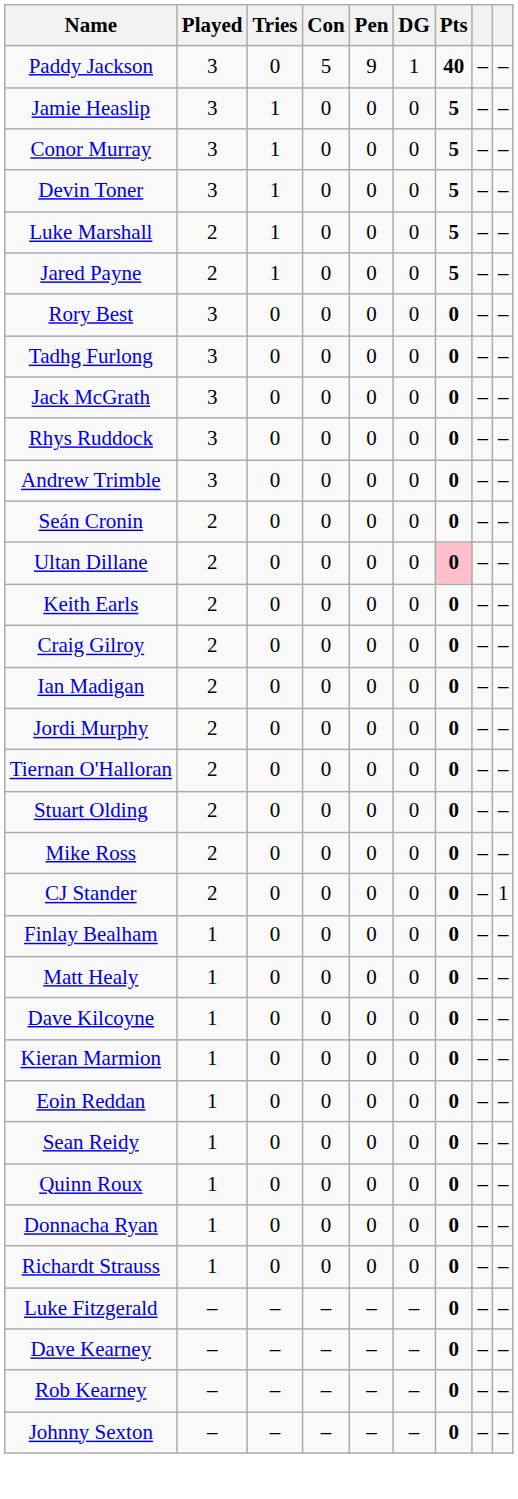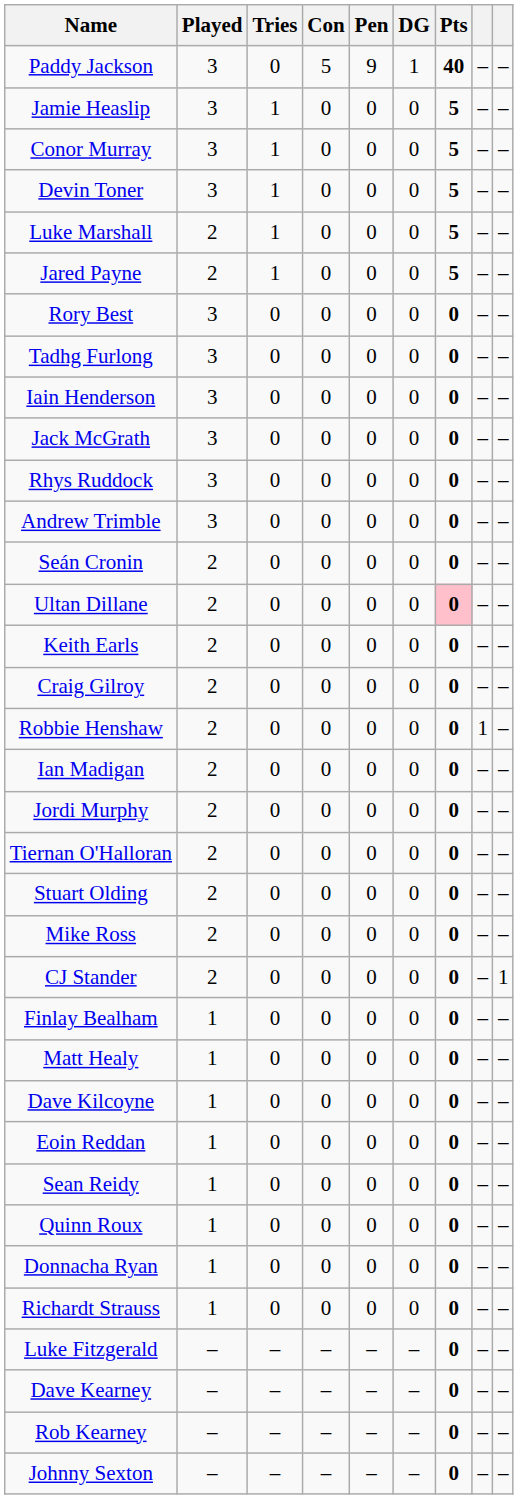+ row: (91, 397)
+ row: (91, 728)
- row: (91, 1059)
